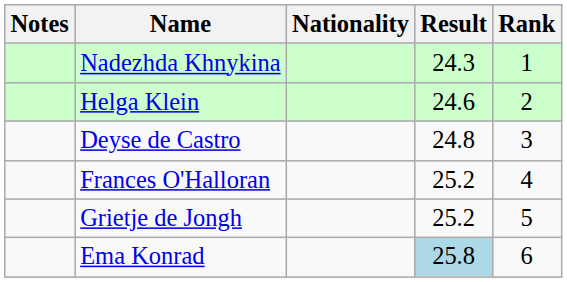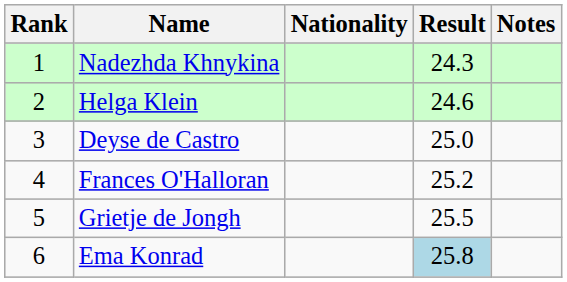columns swapped: (527, 23) <-> (40, 23)
(454, 140) 24.8 -> (452, 140) 25.0
(454, 218) 25.2 -> (452, 218) 25.5
